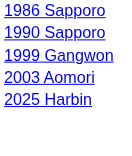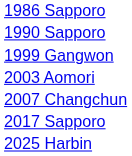+ row: (66, 99)
+ row: (55, 122)
